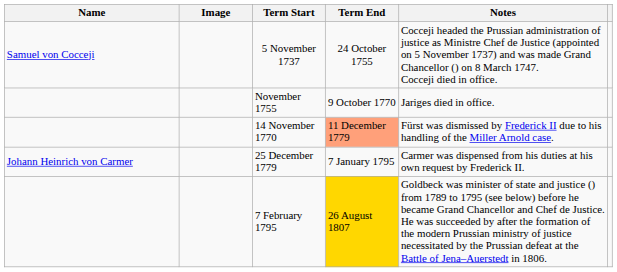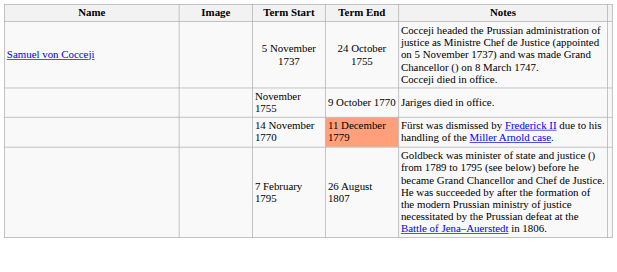- row: (284, 161)
(350, 221) gold background -> (350, 192) no background
